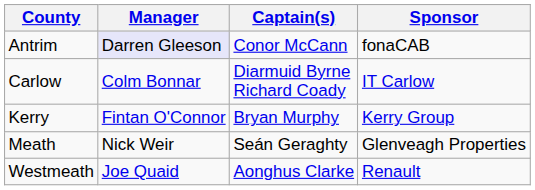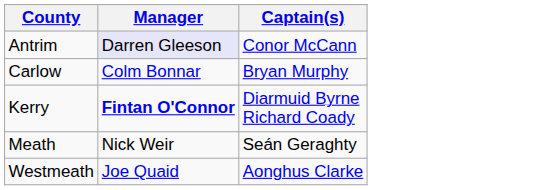- column: (444, 17)
(292, 81) Diarmuid Byrne Richard Coady -> (295, 71) Bryan Murphy
(164, 117) normal -> (168, 108) bold
(286, 117) Bryan Murphy -> (301, 108) Diarmuid Byrne Richard Coady
